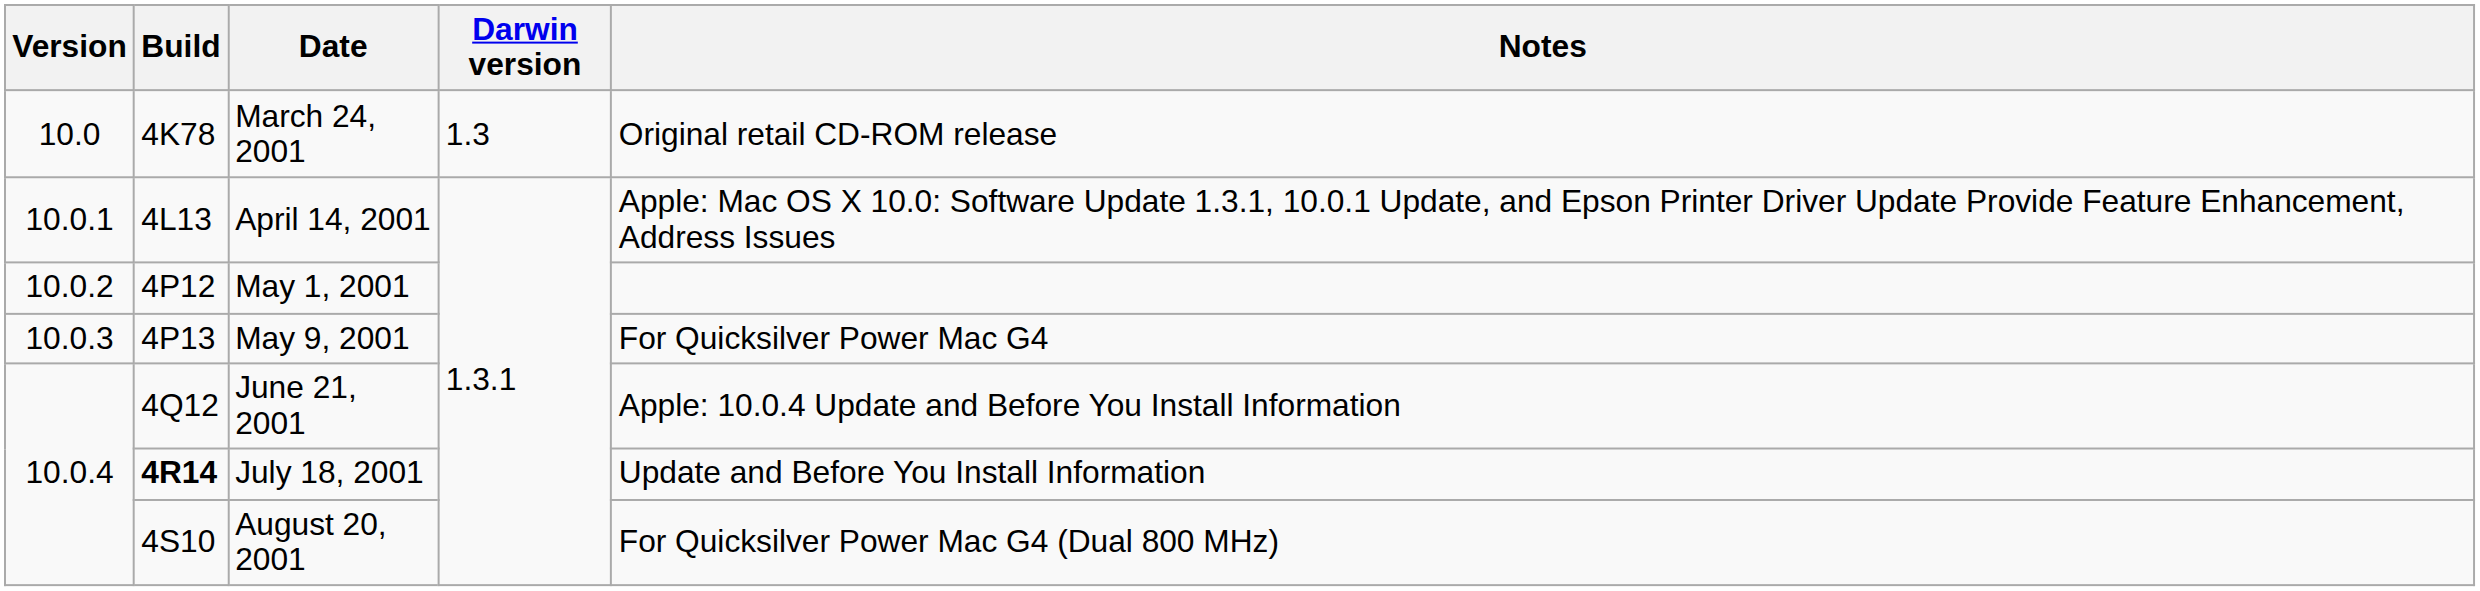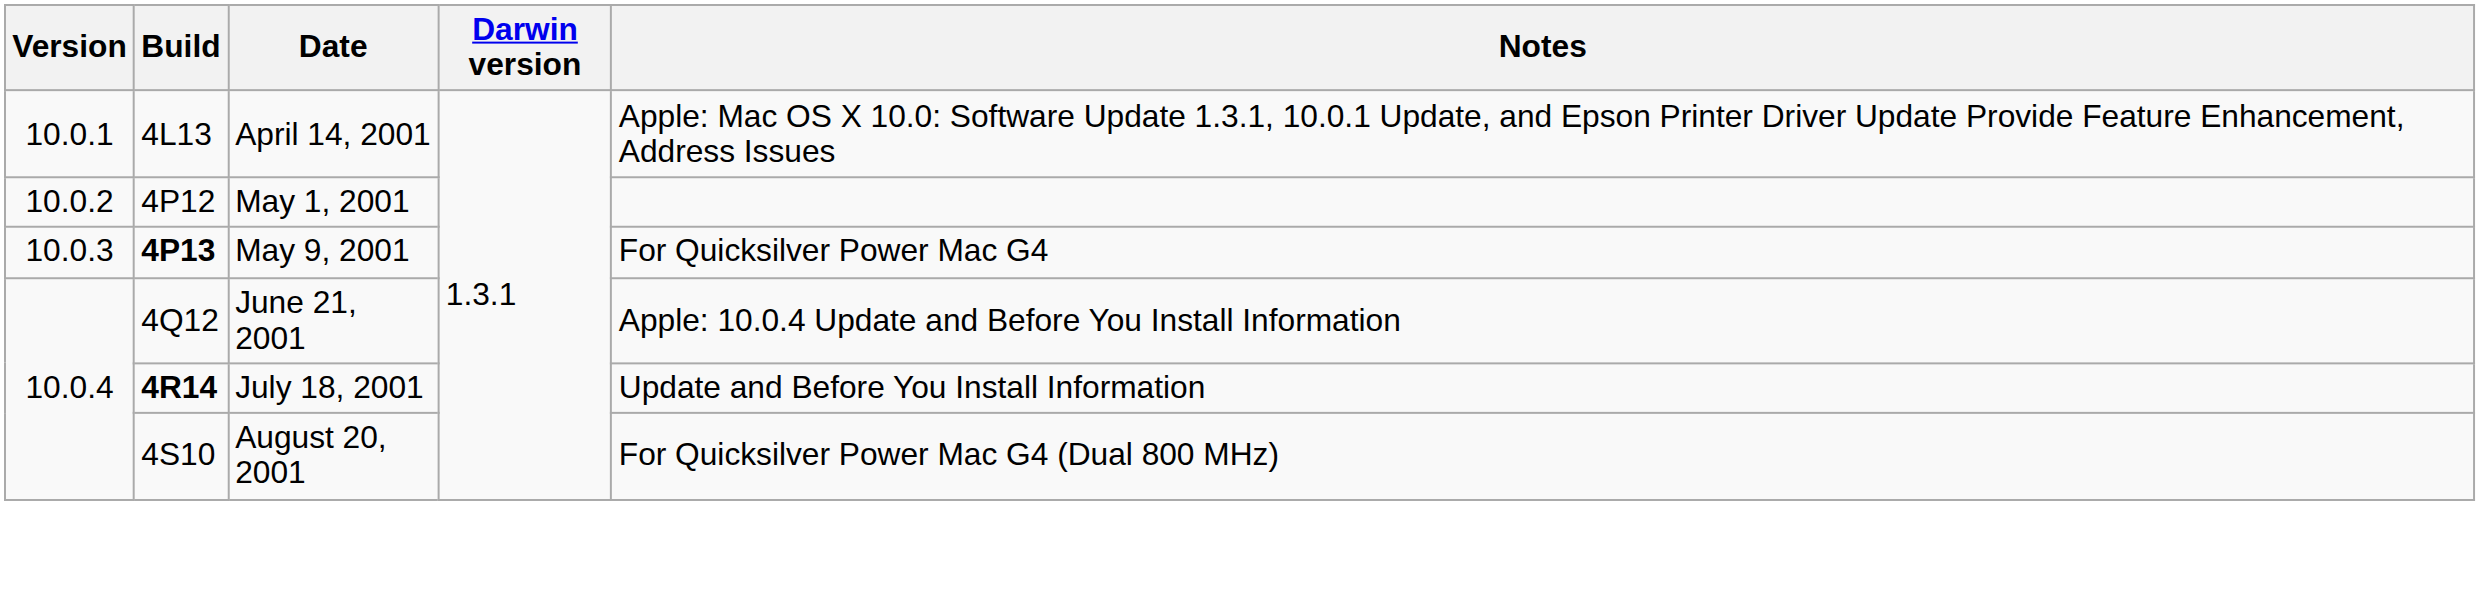- row: (306, 133)
(178, 337) normal -> (178, 251) bold
